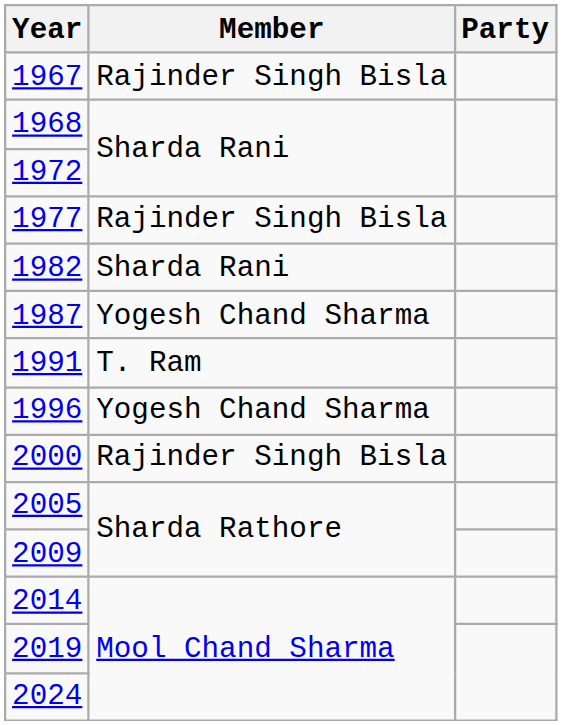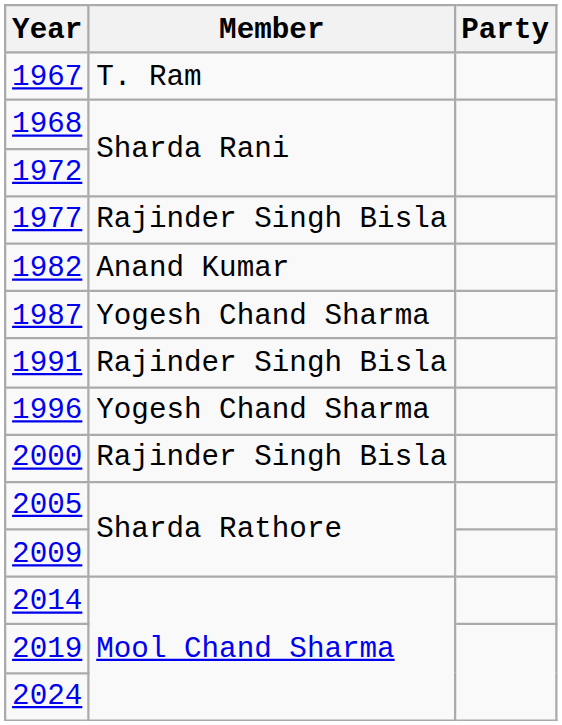(272, 77) Rajinder Singh Bisla -> (149, 77) T. Ram
(193, 267) Sharda Rani -> (193, 267) Anand Kumar
(149, 363) T. Ram -> (272, 363) Rajinder Singh Bisla
